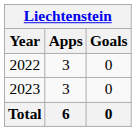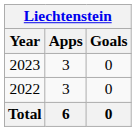rows swapped: (25, 65) <-> (25, 89)
